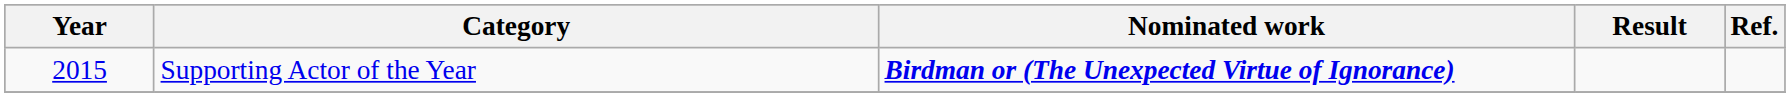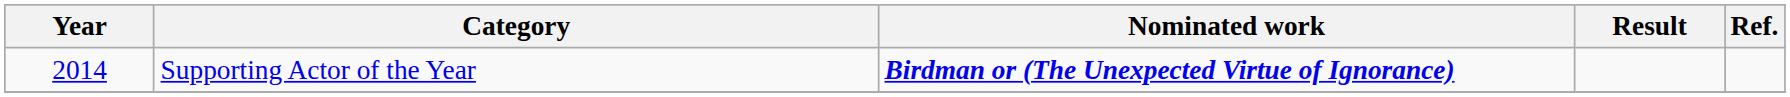(80, 69) 2015 -> (80, 69) 2014
